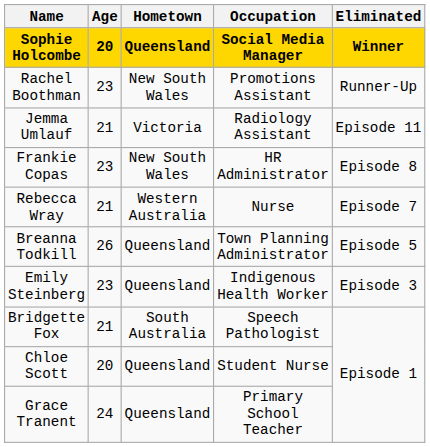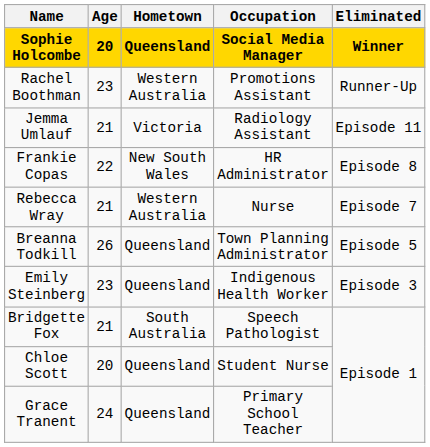(167, 88) New South Wales -> (167, 88) Western Australia
(105, 167) 23 -> (105, 167) 22
